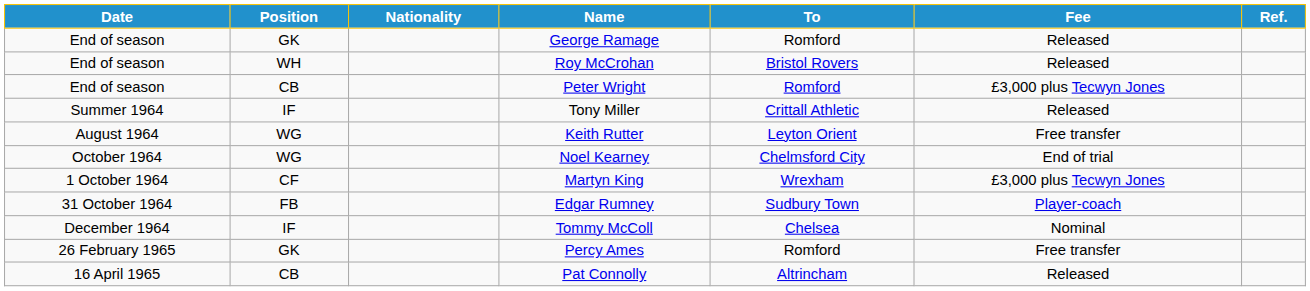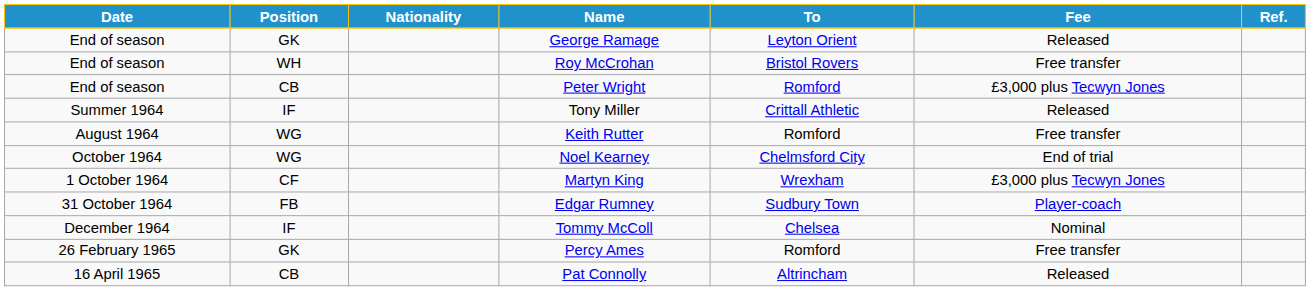(812, 40) Romford -> (812, 40) Leyton Orient
(1078, 63) Released -> (1078, 63) Free transfer
(812, 134) Leyton Orient -> (812, 134) Romford
